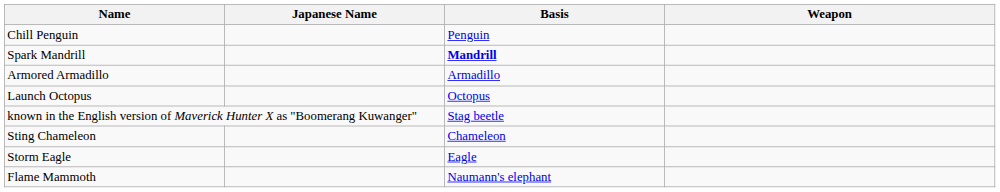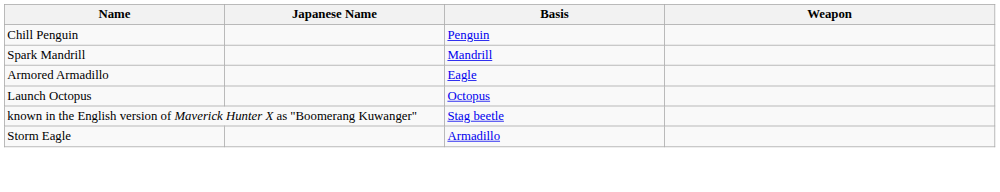(472, 55) bold -> (470, 55) normal
(474, 75) Armadillo -> (462, 75) Eagle
- row: (52, 136)
(462, 156) Eagle -> (474, 136) Armadillo
- row: (52, 177)
